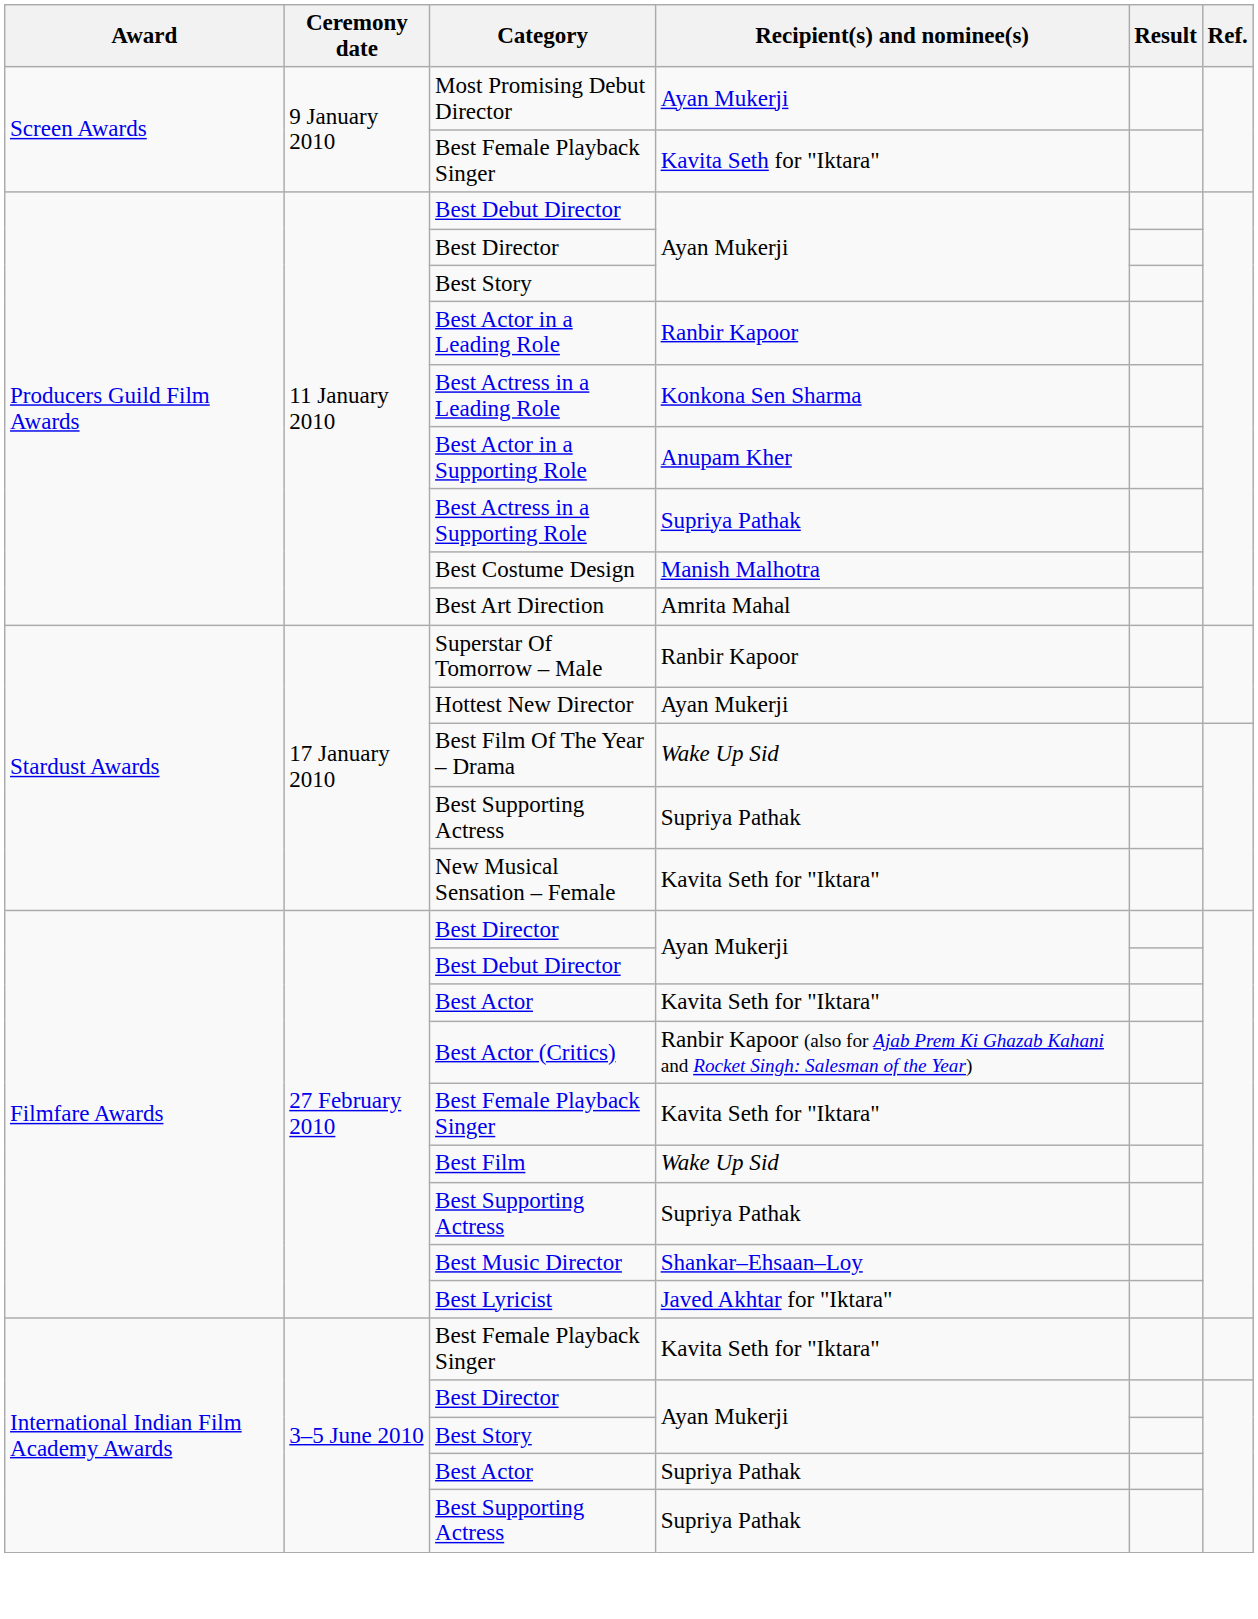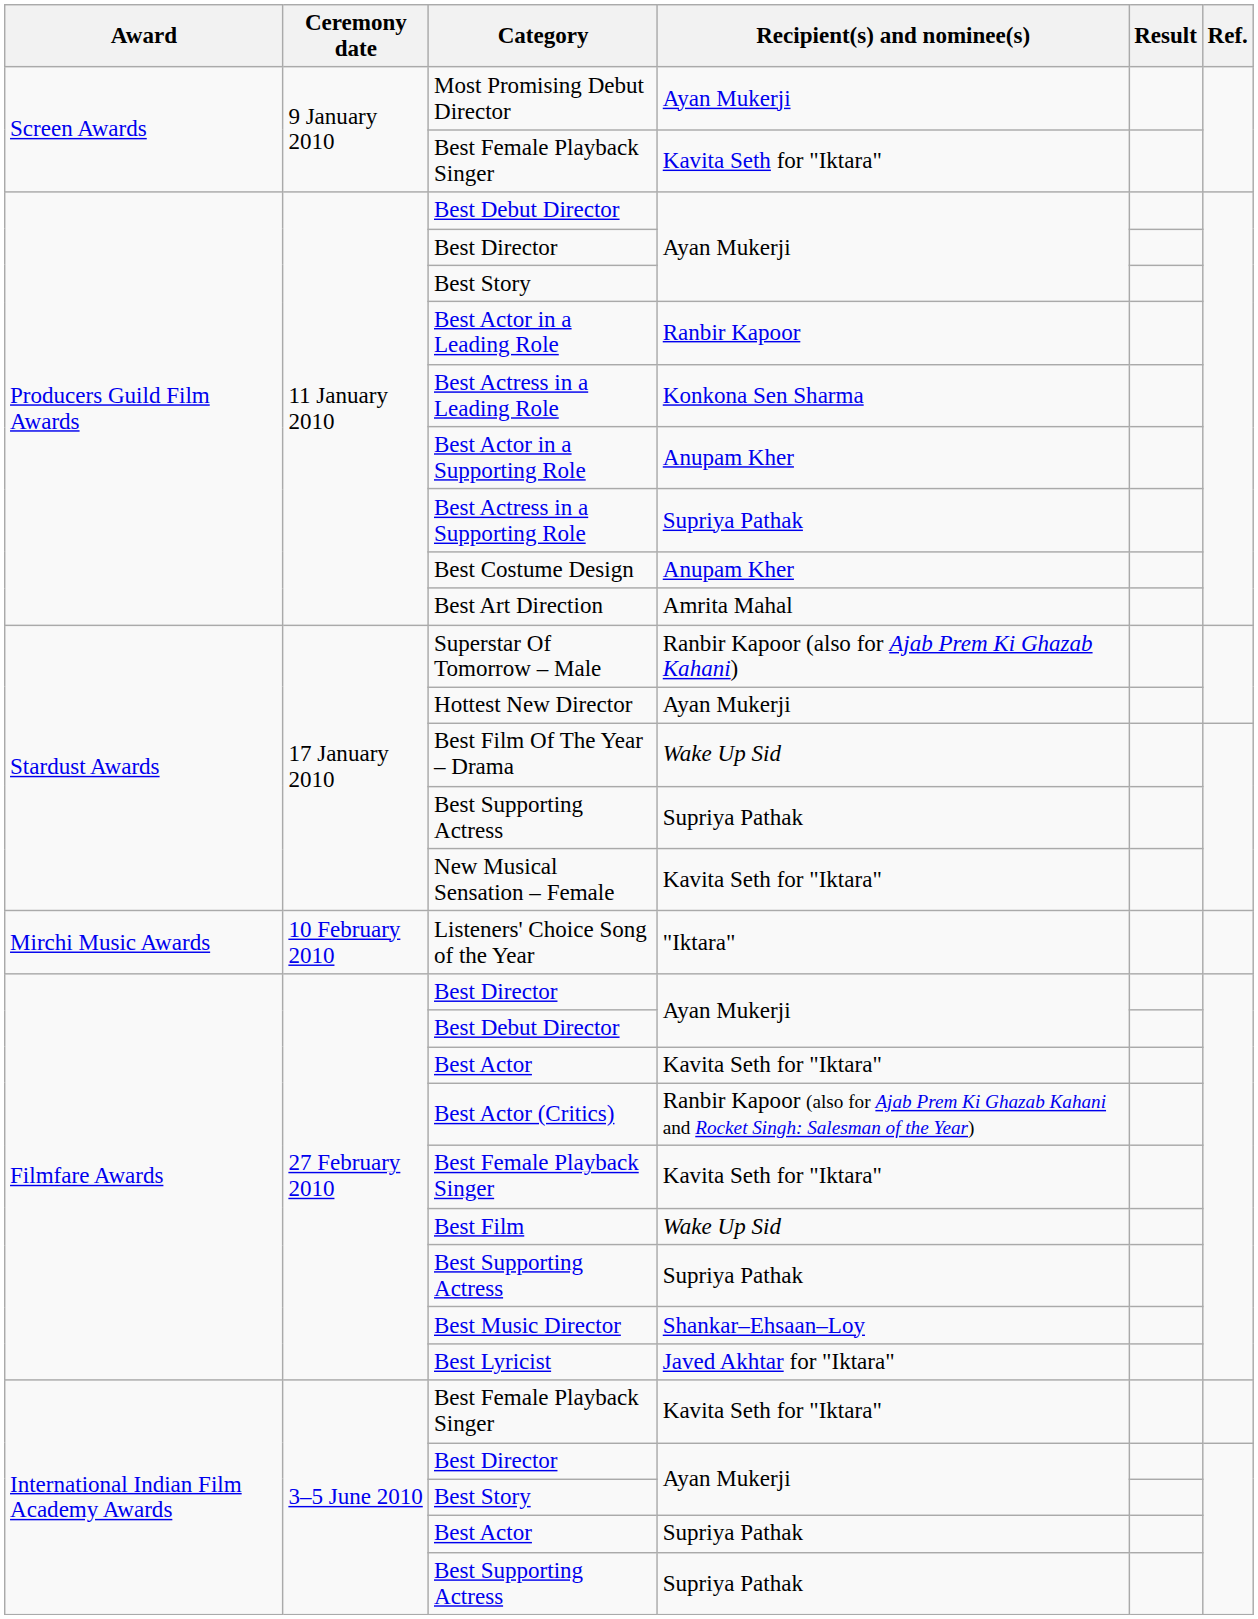(740, 569) Manish Malhotra -> (728, 569) Anupam Kher
(729, 655) Ranbir Kapoor -> (878, 655) Ranbir Kapoor (also for Ajab Prem Ki Ghazab Kahani)
+ row: (110, 942)
